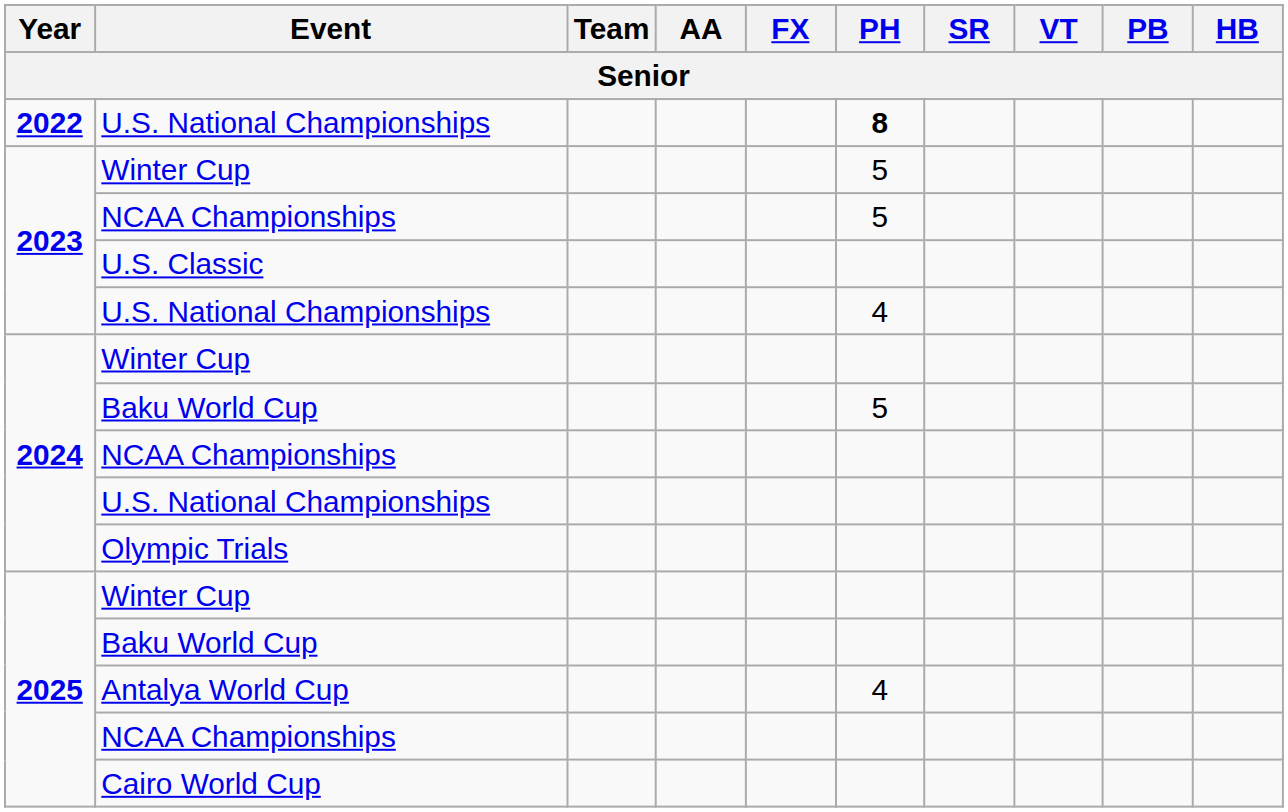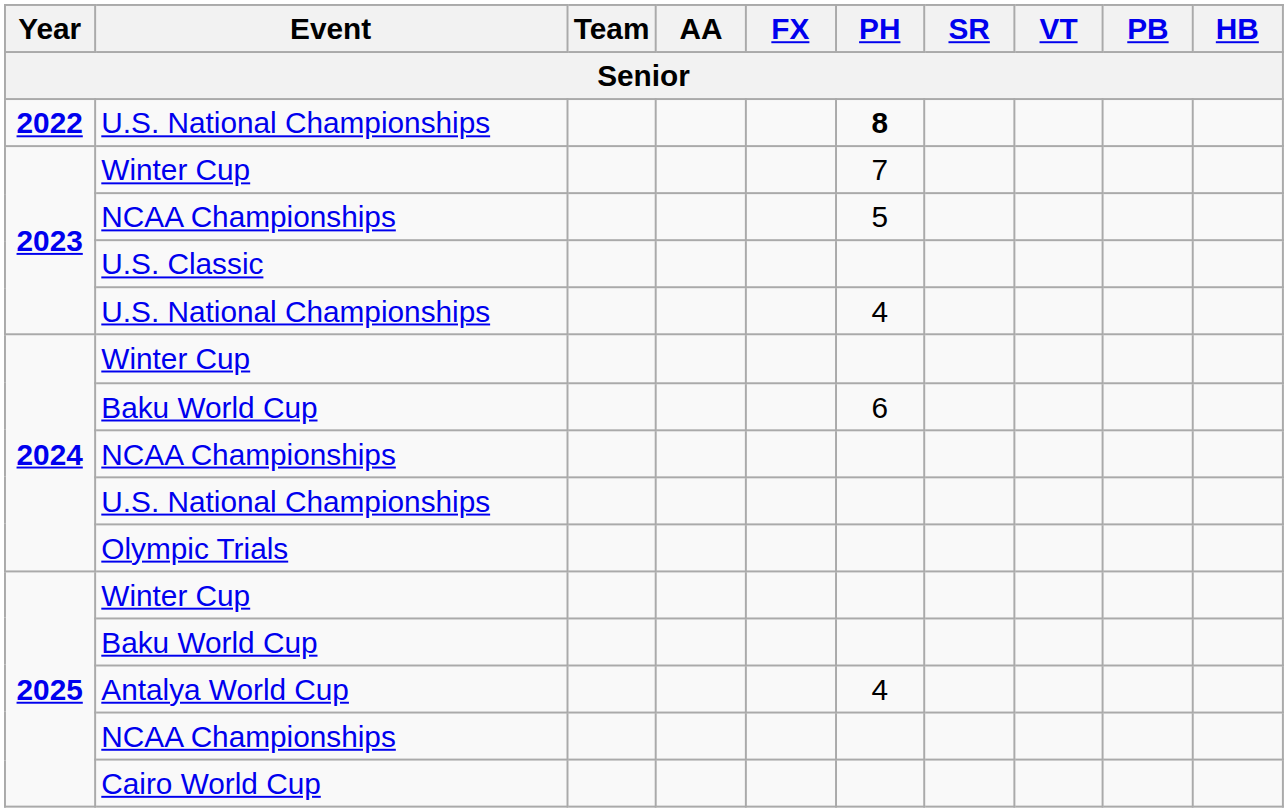(880, 170) 5 -> (880, 170) 7
(880, 406) 5 -> (880, 406) 6
